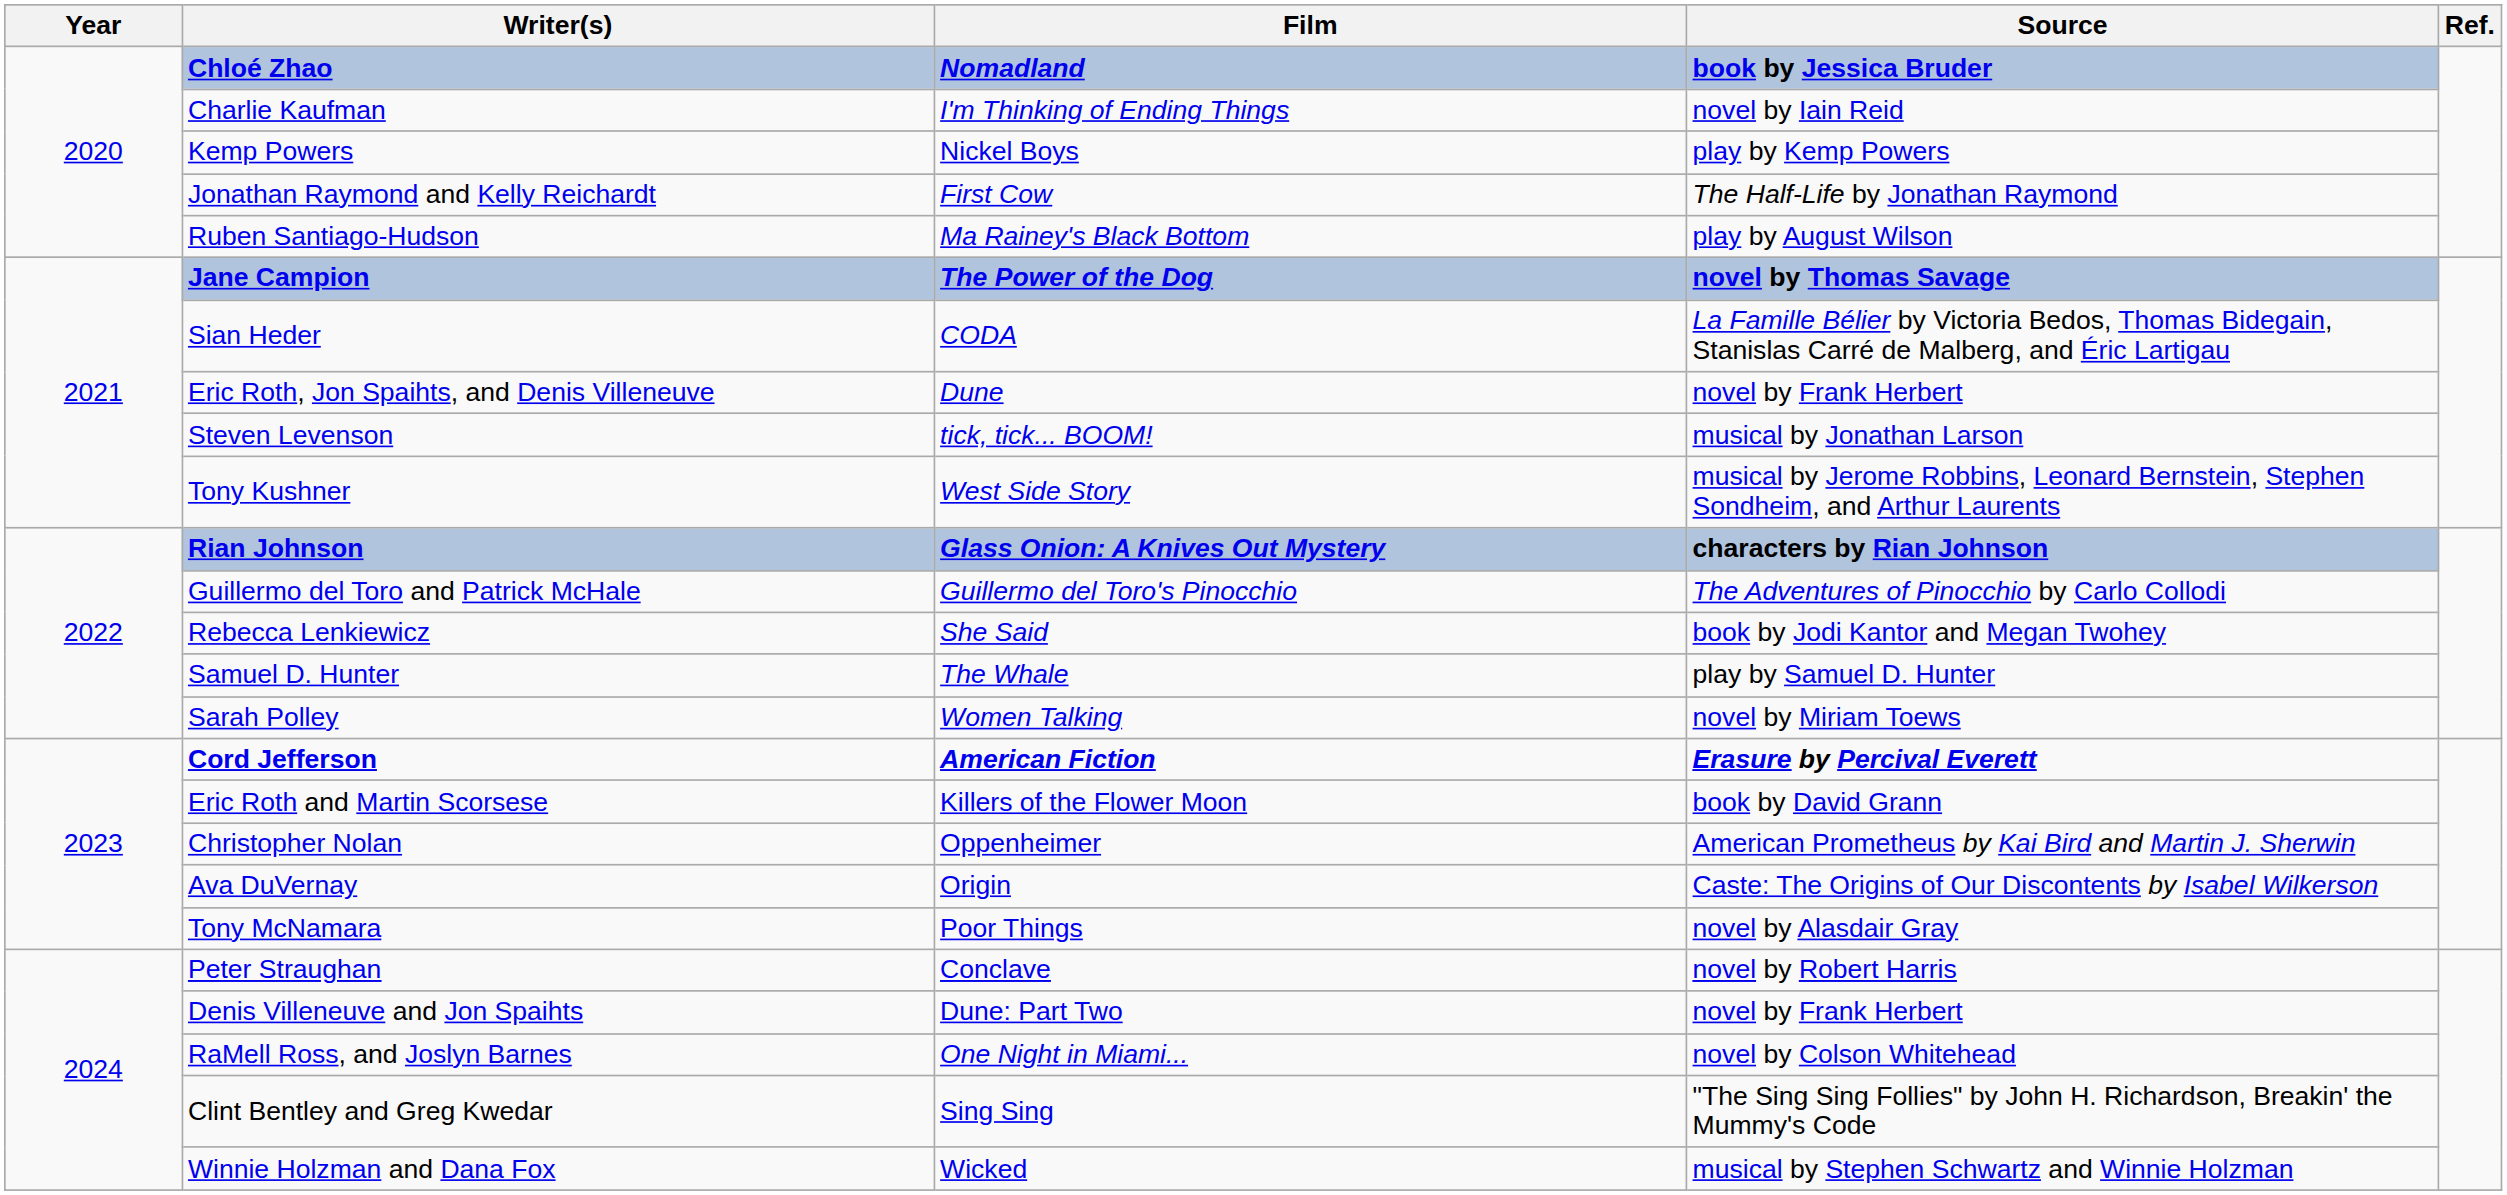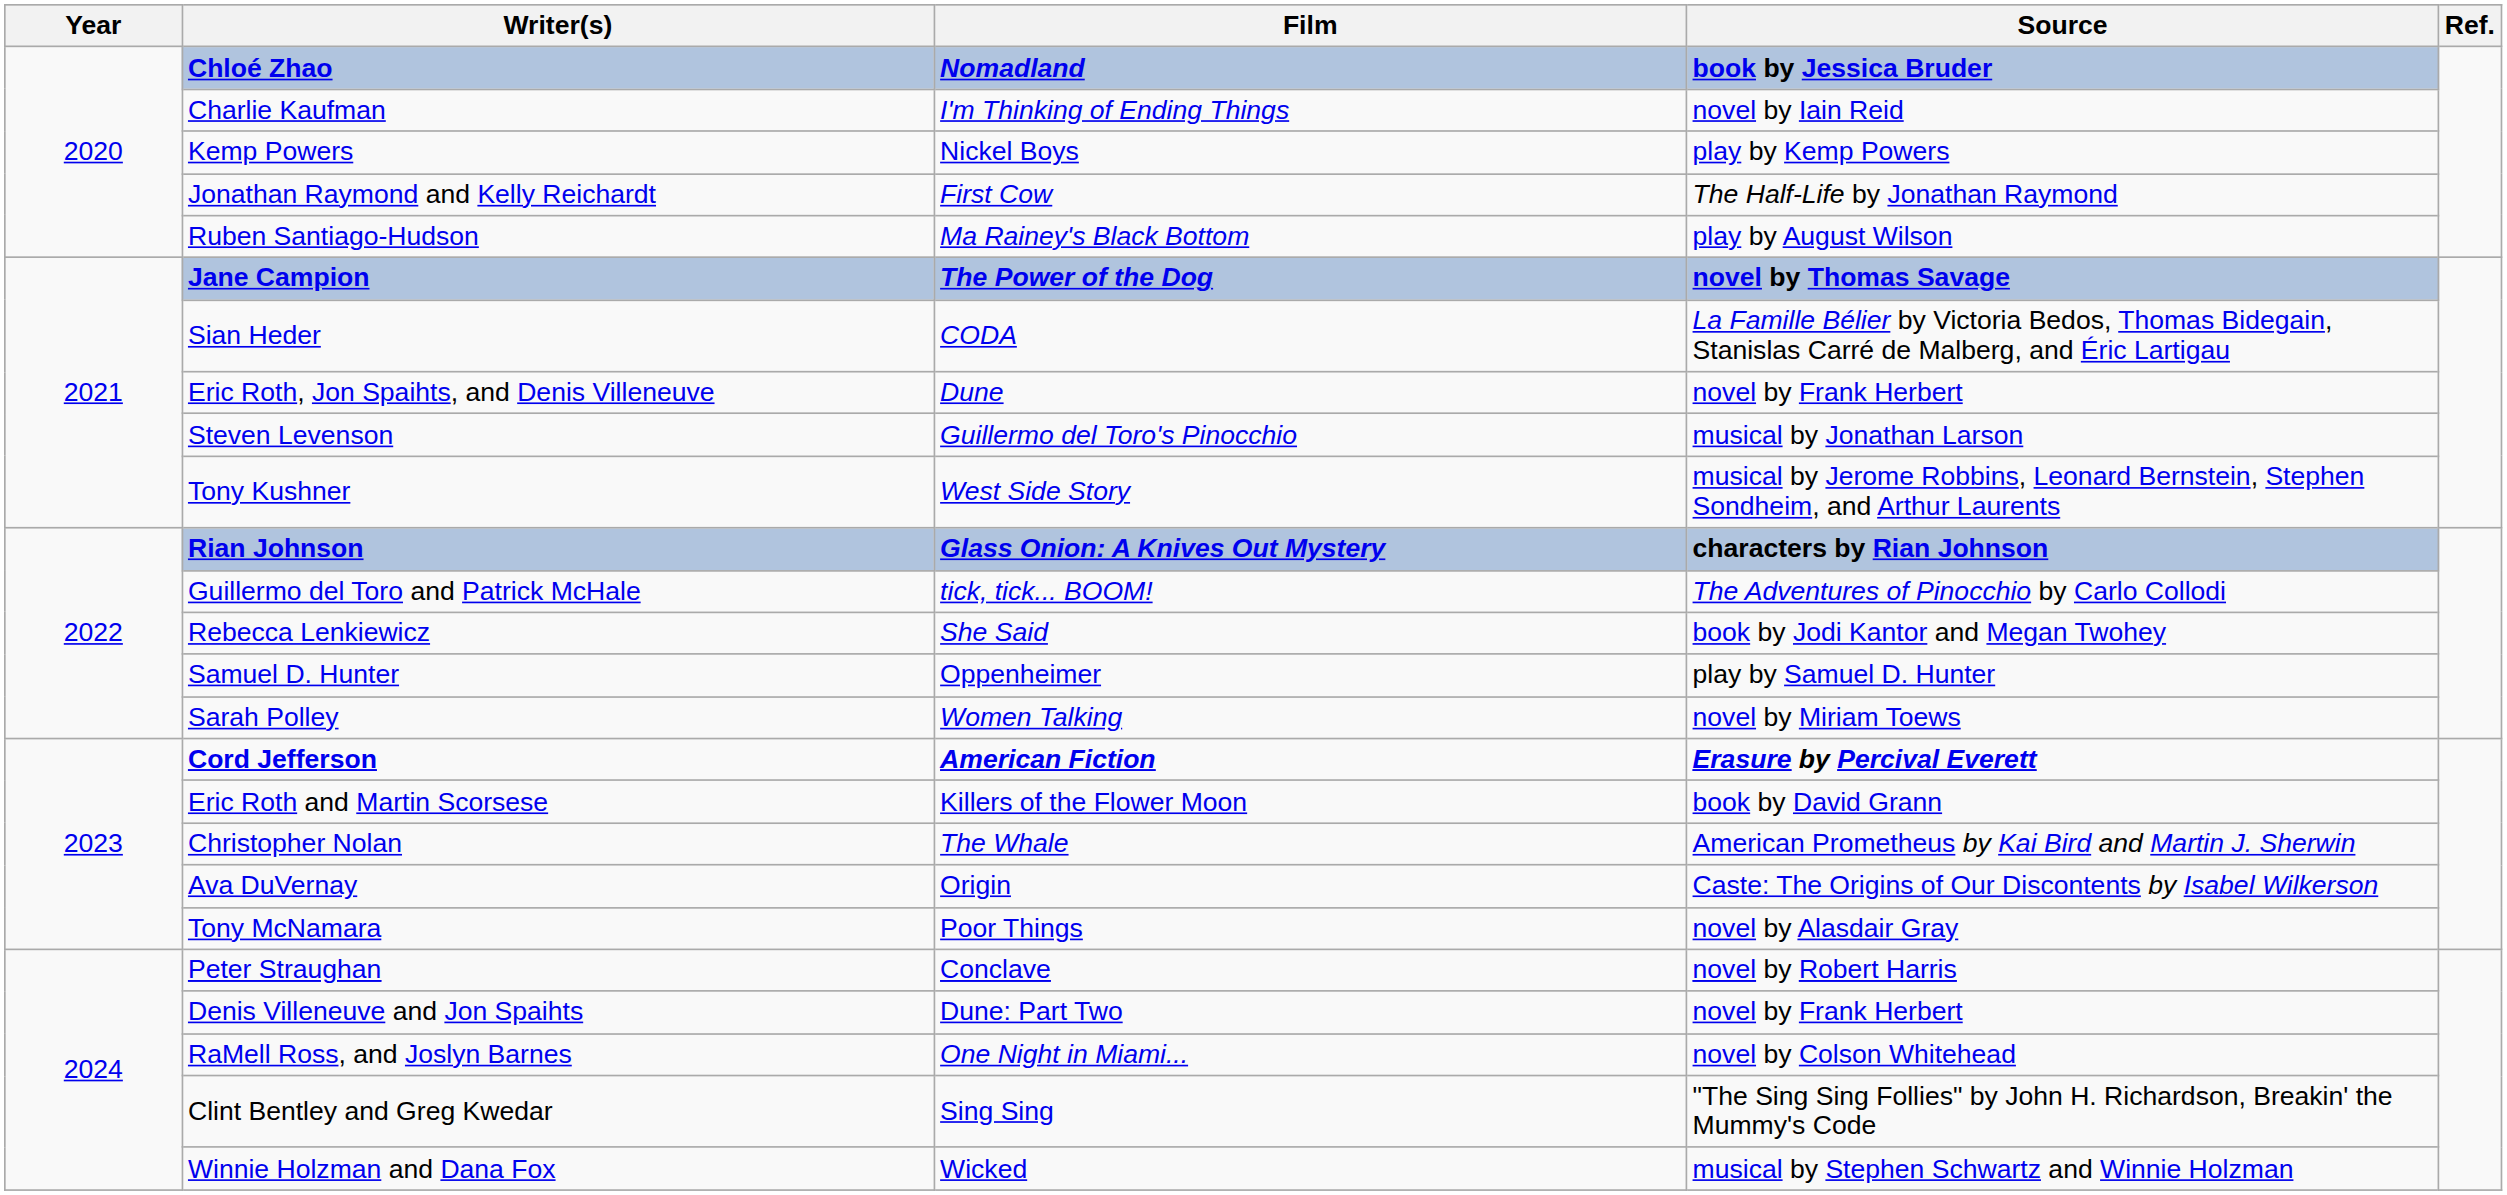(1046, 434) tick, tick... BOOM! -> (1119, 434) Guillermo del Toro's Pinocchio
(1119, 590) Guillermo del Toro's Pinocchio -> (1046, 590) tick, tick... BOOM!
(1004, 675) The Whale -> (1021, 675) Oppenheimer
(1021, 843) Oppenheimer -> (1004, 843) The Whale
